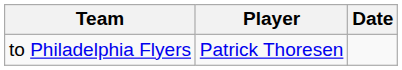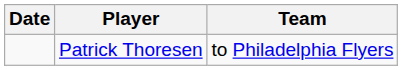columns swapped: (373, 19) <-> (100, 19)
